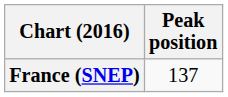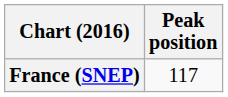(183, 75) 137 -> (183, 75) 117
